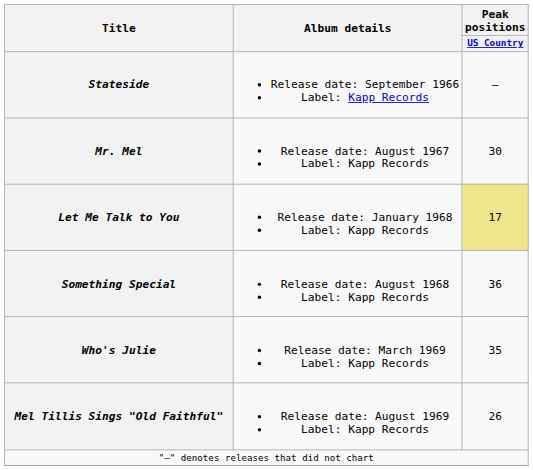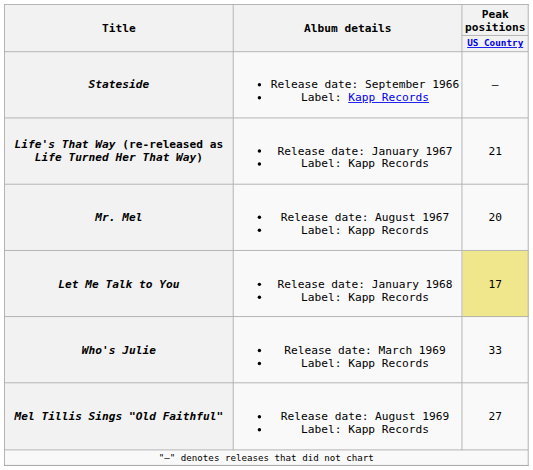+ row: (119, 151)
(495, 151) 30 -> (495, 217) 20
- row: (119, 284)
(495, 350) 35 -> (495, 350) 33
(495, 416) 26 -> (495, 416) 27
